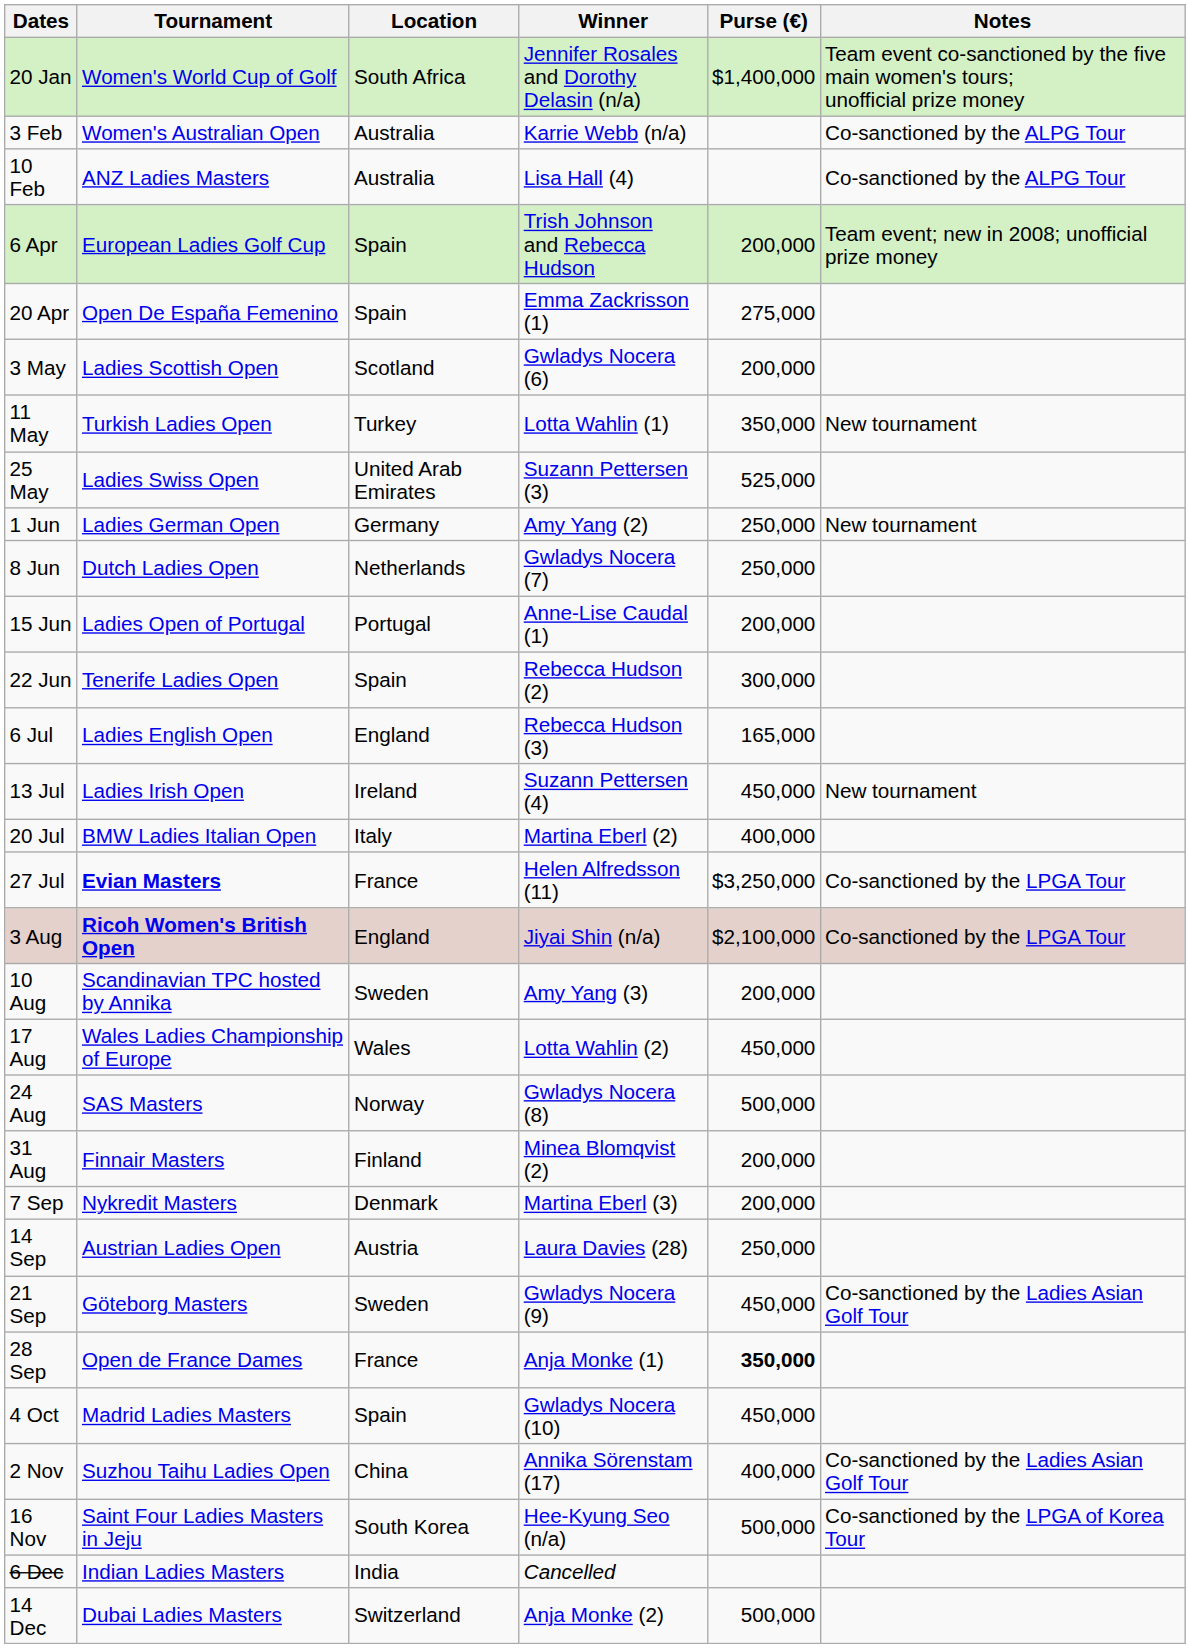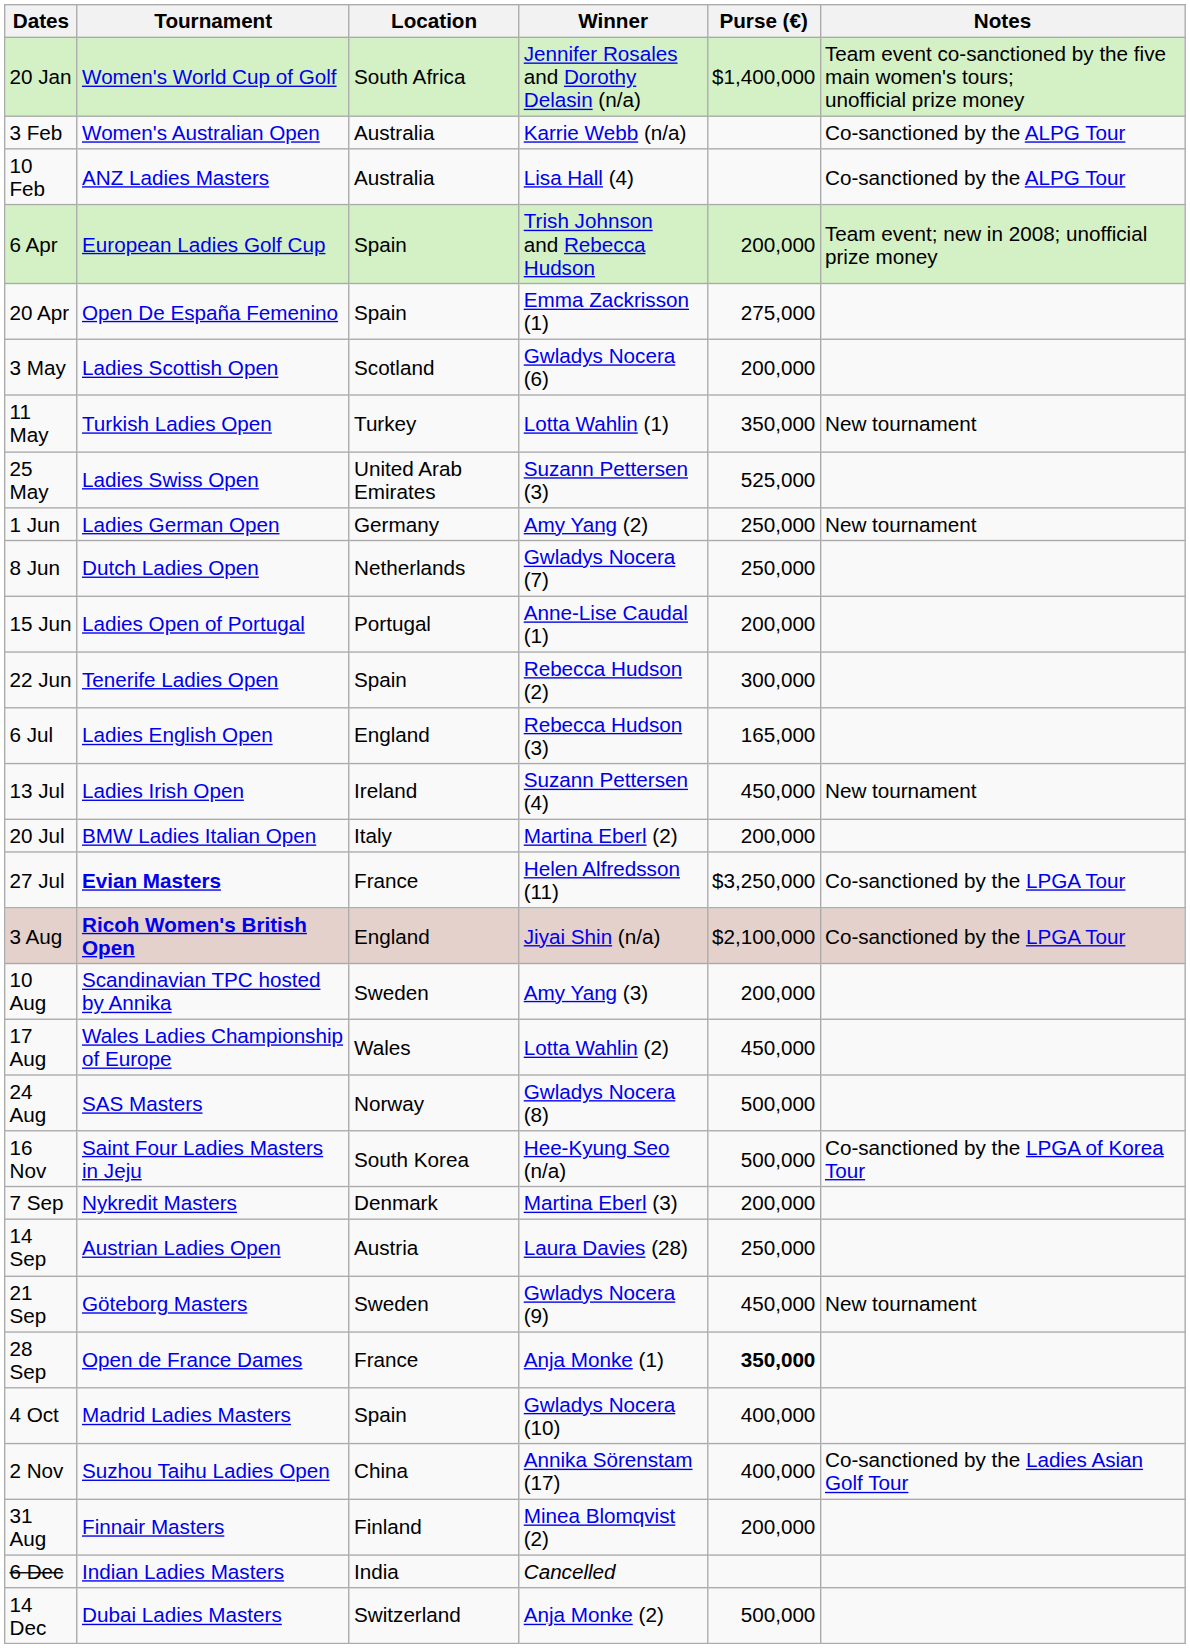(778, 836) 400,000 -> (778, 836) 200,000
rows swapped: (28, 1159) <-> (28, 1527)
(984, 1304) Co-sanctioned by the Ladies Asian Golf Tour -> (901, 1304) New tournament
(778, 1415) 450,000 -> (778, 1415) 400,000
